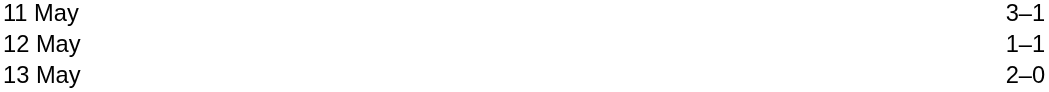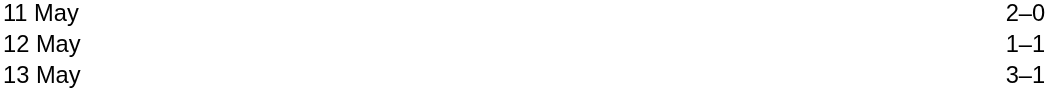(1025, 13) 3–1 -> (1025, 13) 2–0
(1025, 75) 2–0 -> (1025, 75) 3–1
